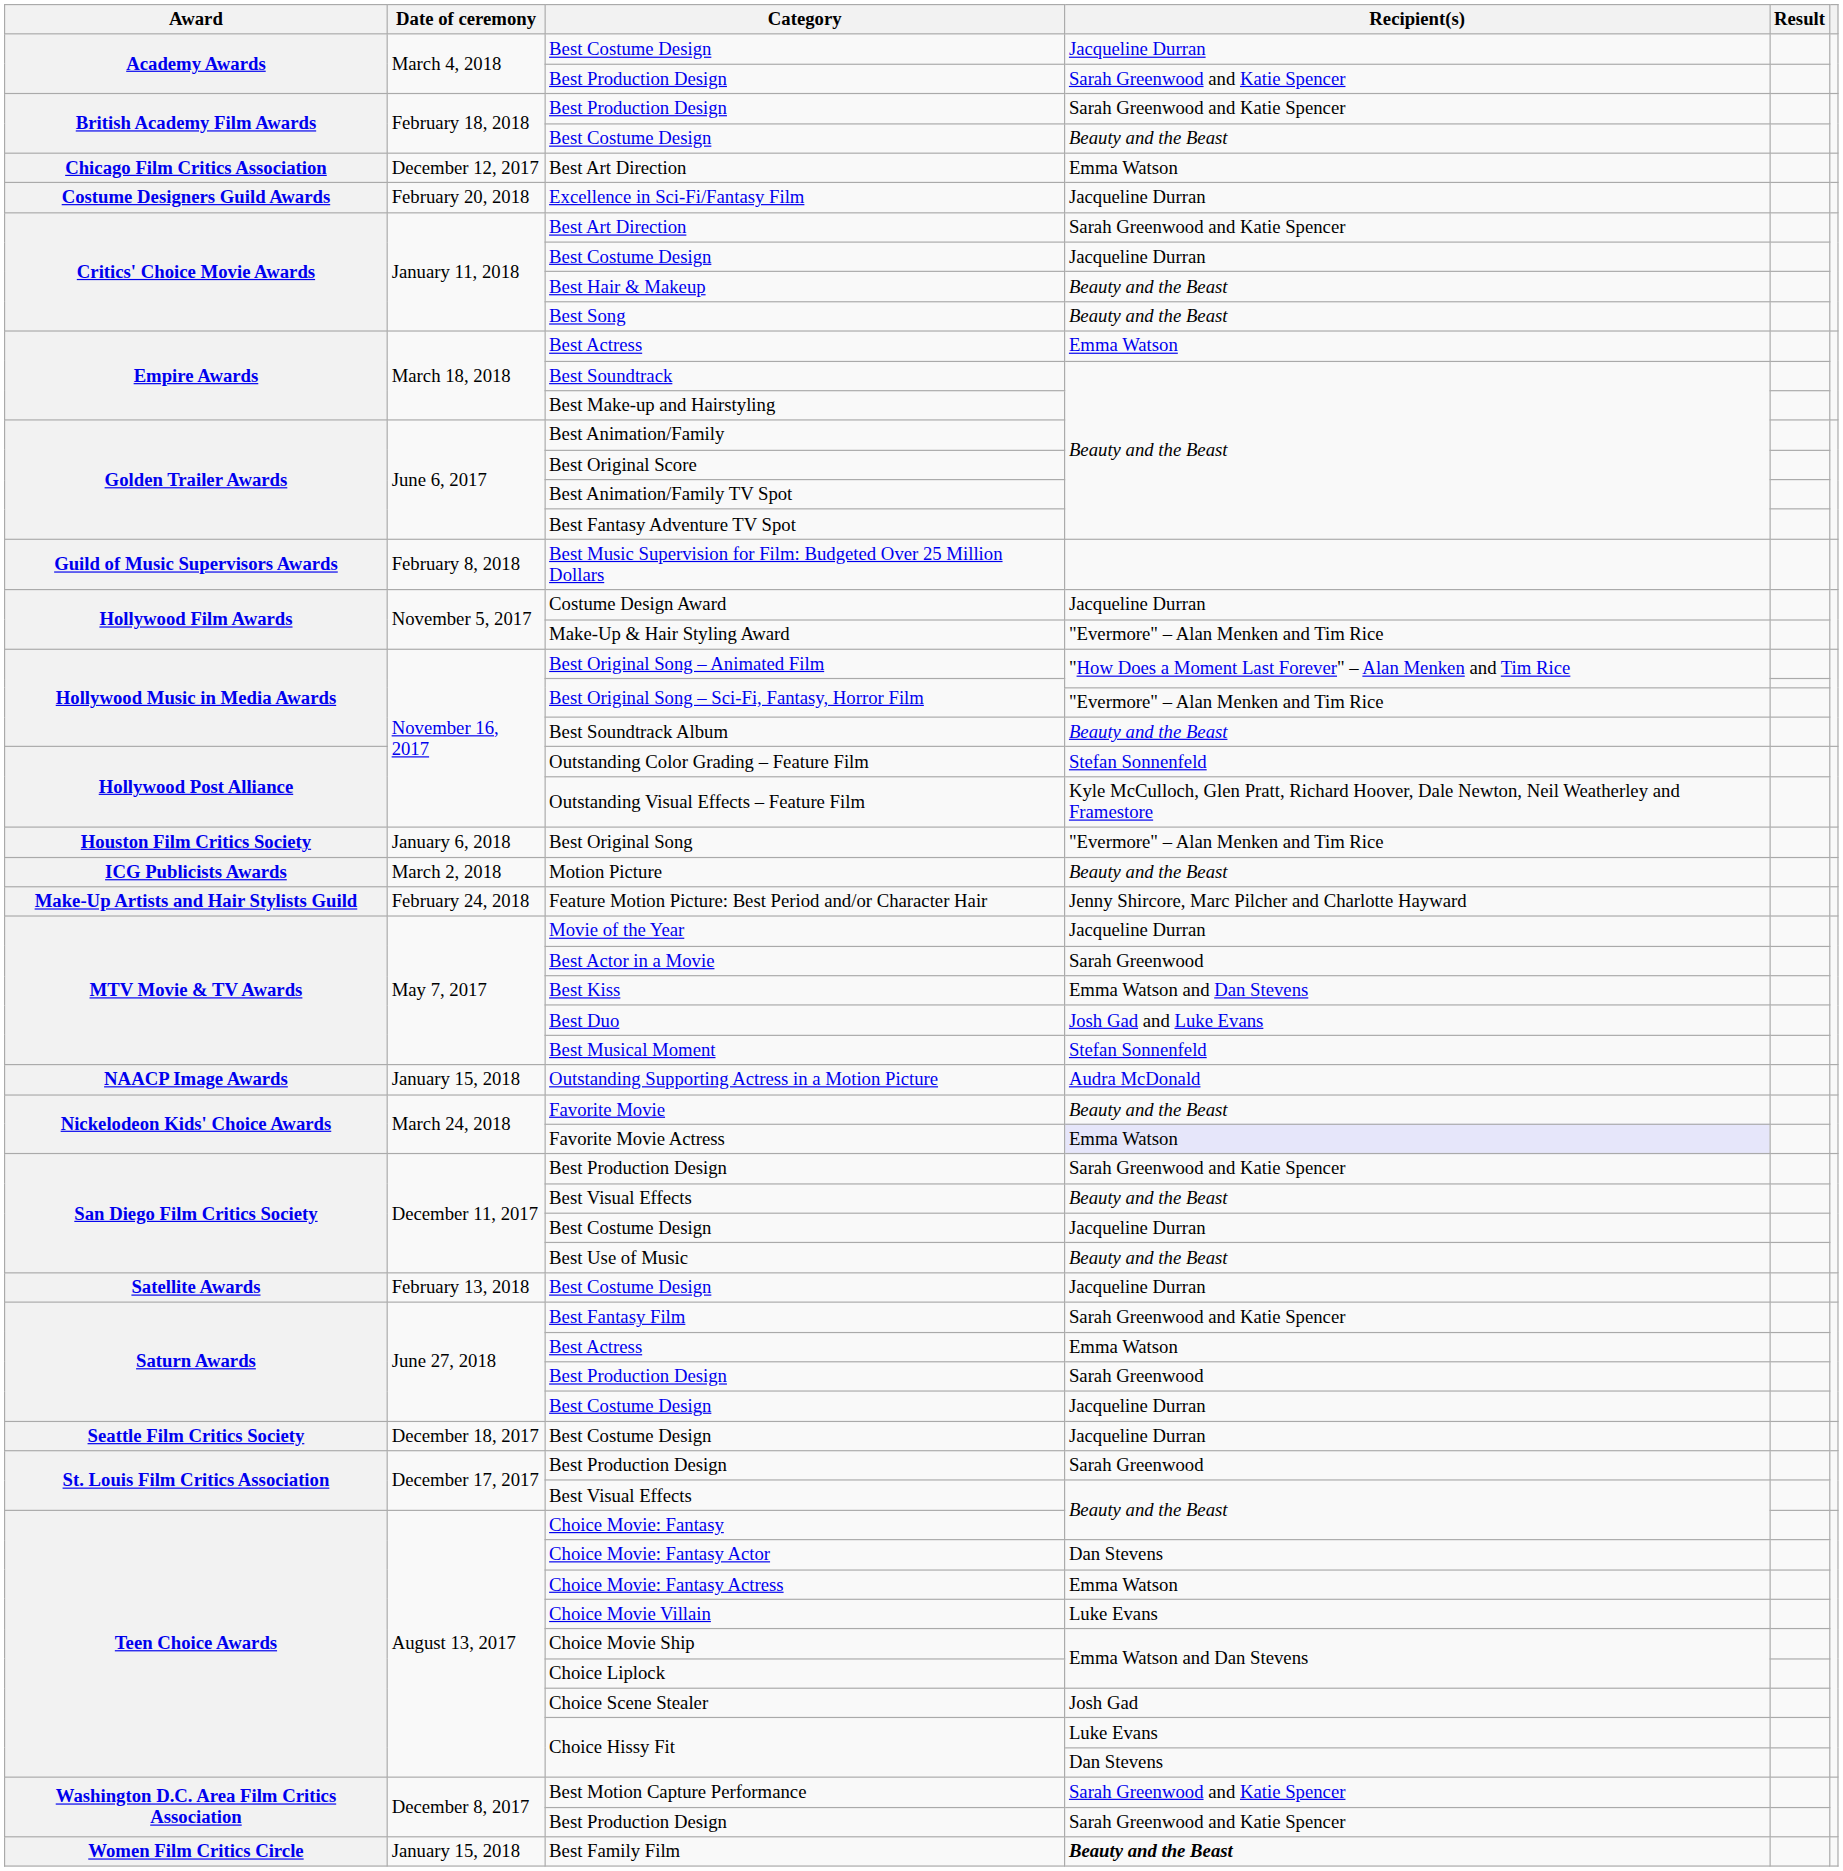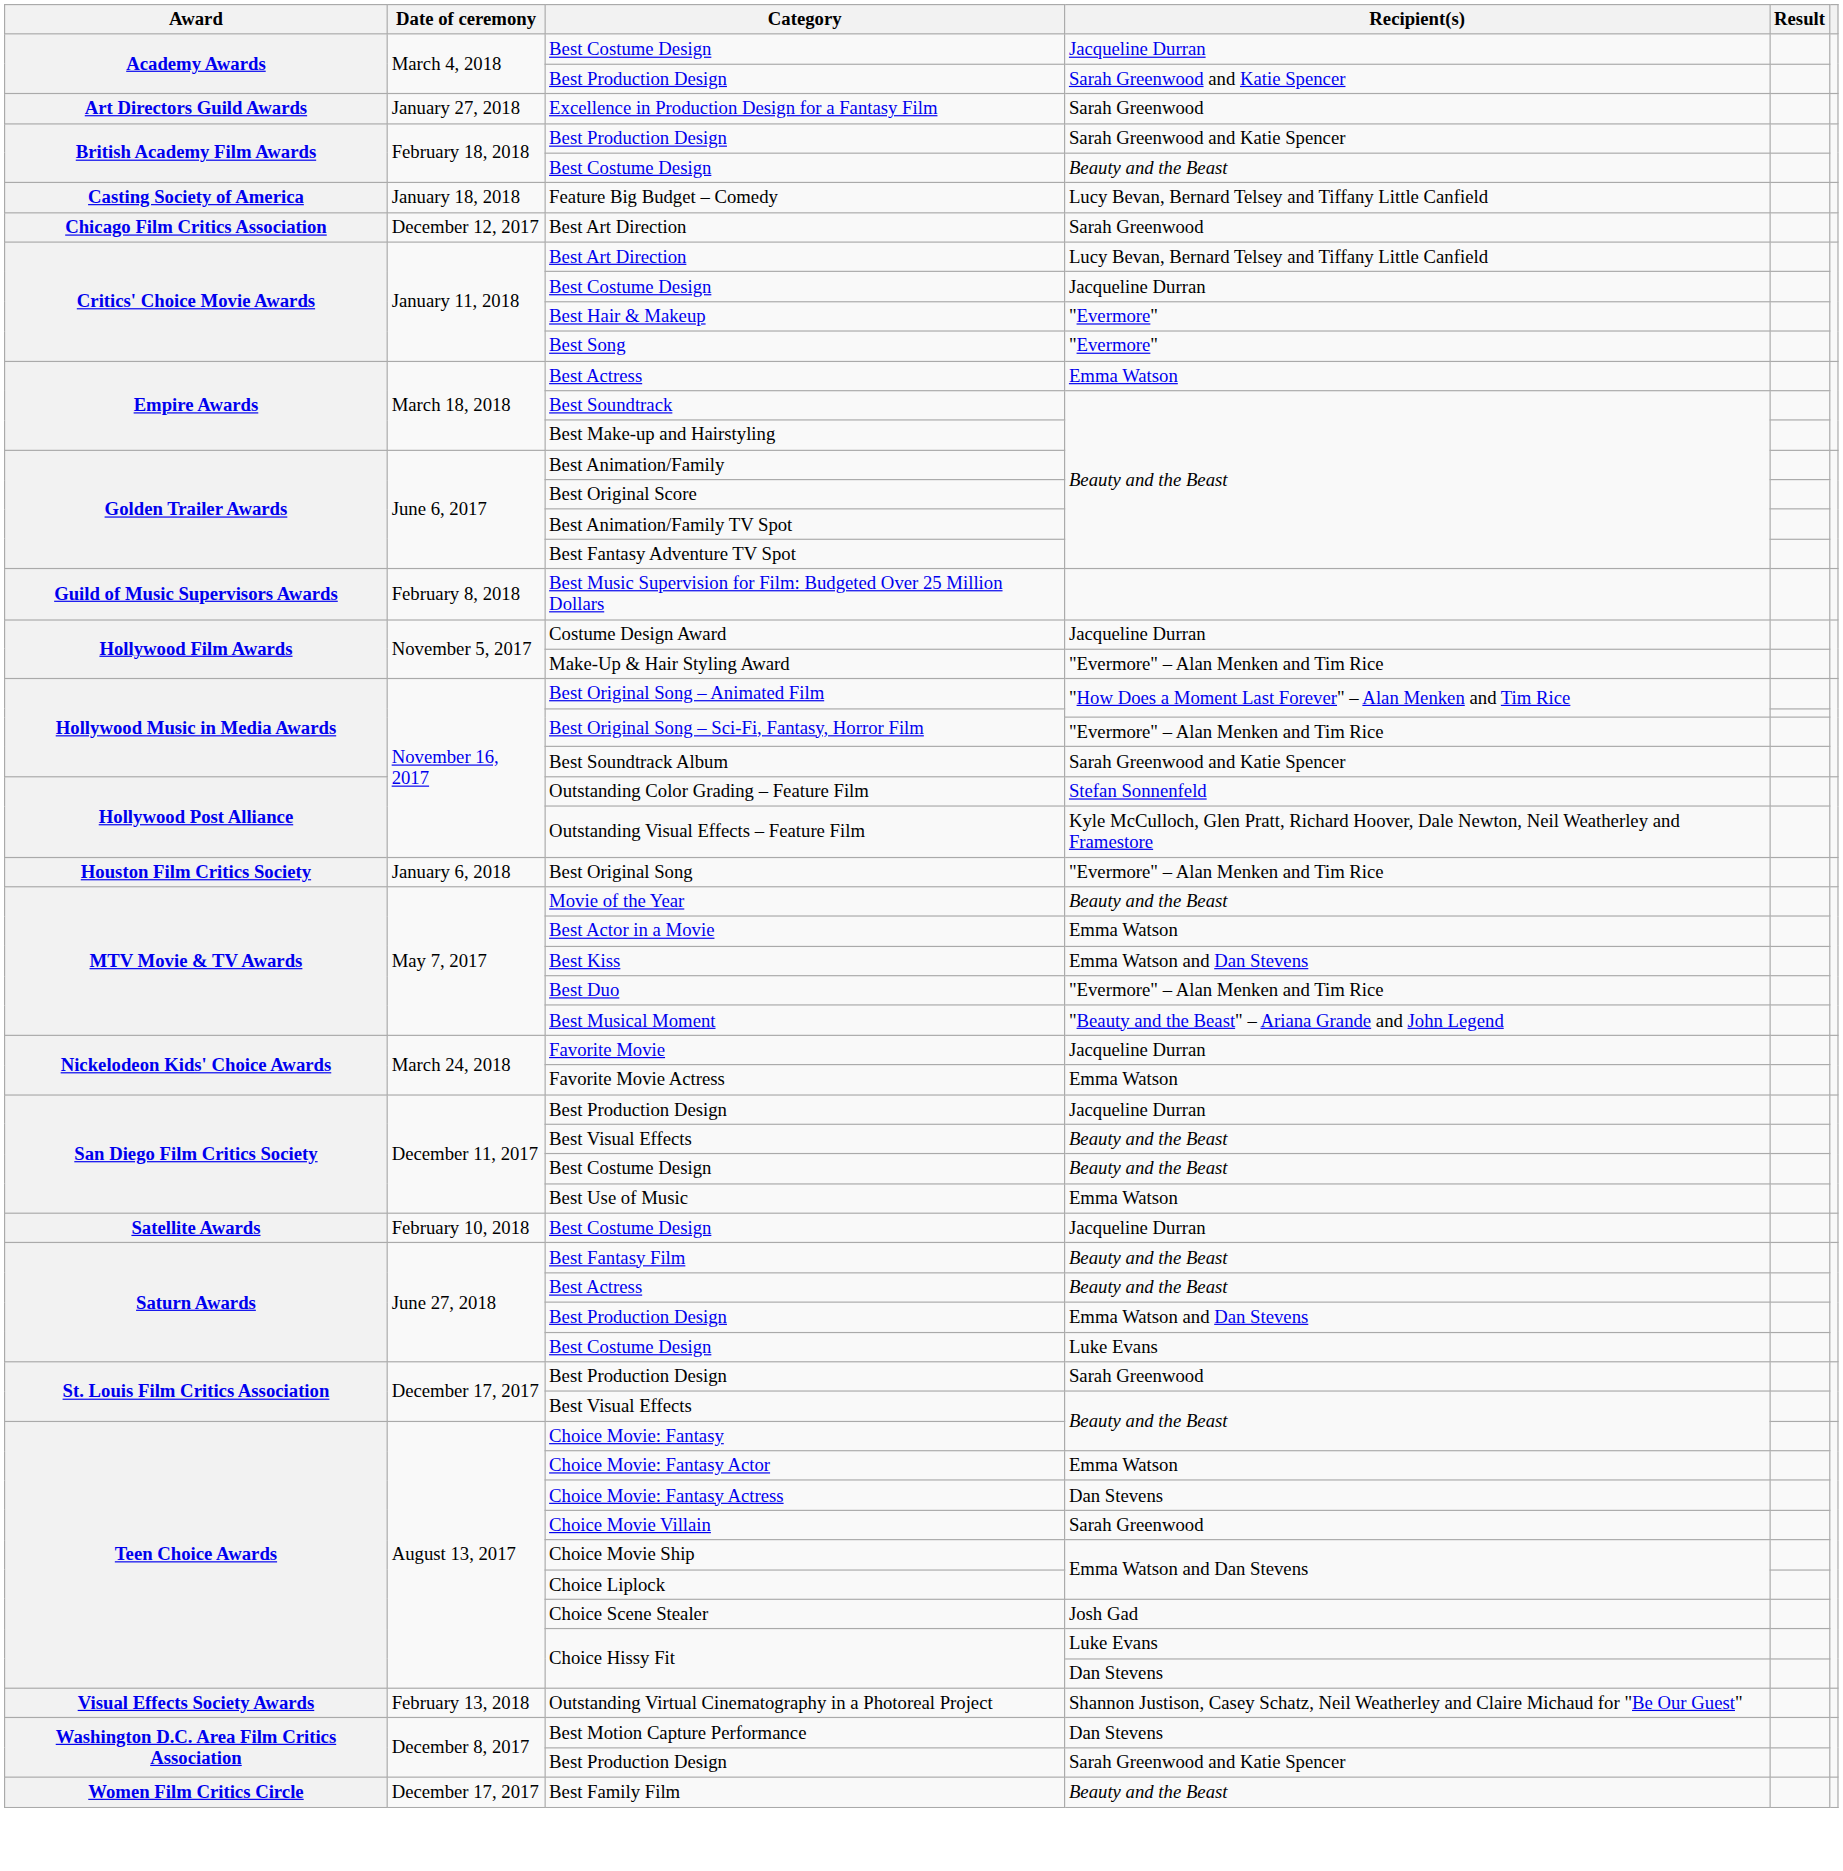+ row: (196, 108)
+ row: (196, 197)
(1123, 167) Emma Watson -> (1136, 227) Sarah Greenwood
- row: (196, 197)
(1207, 227) Sarah Greenwood and Katie Spencer -> (1278, 256) Lucy Bevan, Bernard Telsey and Tiffany Little Canfield
(1148, 286) Beauty and the Beast -> (1113, 316) "Evermore"
(1148, 316) Beauty and the Beast -> (1113, 345) "Evermore"
(1148, 731) Beauty and the Beast -> (1207, 761) Sarah Greenwood and Katie Spencer
- row: (196, 871)
- row: (196, 901)
(1137, 931) Jacqueline Durran -> (1148, 901) Beauty and the Beast
(1136, 960) Sarah Greenwood -> (1123, 931) Emma Watson
(1166, 1020) Josh Gad and Luke Evans -> (1226, 990) "Evermore" – Alan Menken and Tim Rice
(1138, 1049) Stefan Sonnenfeld -> (1286, 1020) "Beauty and the Beast" – Ariana Grande and John Legend
- row: (196, 1079)
(1148, 1109) Beauty and the Beast -> (1137, 1049) Jacqueline Durran
(1123, 1138) lavender background -> (1123, 1079) no background
(1207, 1168) Sarah Greenwood and Katie Spencer -> (1137, 1109) Jacqueline Durran
(1137, 1227) Jacqueline Durran -> (1148, 1168) Beauty and the Beast
(1148, 1257) Beauty and the Beast -> (1123, 1198) Emma Watson
(461, 1287) February 13, 2018 -> (461, 1227) February 10, 2018
(1207, 1317) Sarah Greenwood and Katie Spencer -> (1148, 1257) Beauty and the Beast
(1123, 1346) Emma Watson -> (1148, 1287) Beauty and the Beast
(1136, 1376) Sarah Greenwood -> (1189, 1317) Emma Watson and Dan Stevens
(1137, 1406) Jacqueline Durran -> (1113, 1346) Luke Evans
- row: (196, 1435)
(1116, 1554) Dan Stevens -> (1123, 1465) Emma Watson
(1123, 1584) Emma Watson -> (1116, 1495) Dan Stevens
(1113, 1613) Luke Evans -> (1136, 1524) Sarah Greenwood
+ row: (196, 1702)
(1207, 1792) Sarah Greenwood and Katie Spencer -> (1116, 1732) Dan Stevens
(456, 1851) January 15, 2018 -> (465, 1792) December 17, 2017
(1151, 1851) bold -> (1148, 1792) normal
